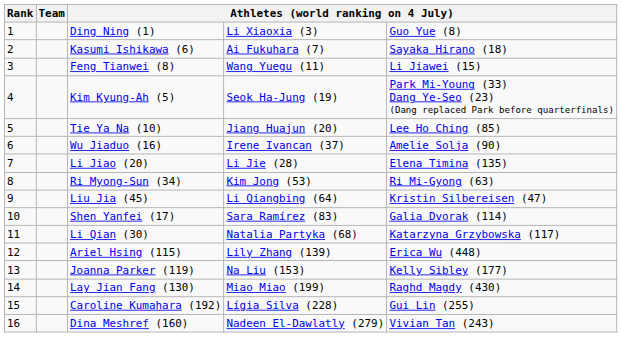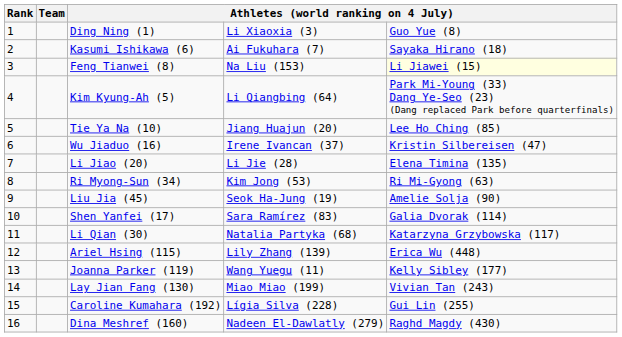(276, 67) Wang Yuegu (11) -> (266, 67) Na Liu (153)
(435, 67) no background -> (435, 67) lightyellow background
(282, 97) Seok Ha-Jung (19) -> (282, 97) Li Qiangbing (64)
(445, 145) Amelie Solja (90) -> (468, 145) Kristin Silbereisen (47)
(282, 199) Li Qiangbing (64) -> (282, 199) Seok Ha-Jung (19)
(468, 199) Kristin Silbereisen (47) -> (445, 199) Amelie Solja (90)
(266, 270) Na Liu (153) -> (276, 270) Wang Yuegu (11)
(445, 288) Raghd Magdy (430) -> (442, 288) Vivian Tan (243)
(442, 323) Vivian Tan (243) -> (445, 323) Raghd Magdy (430)
